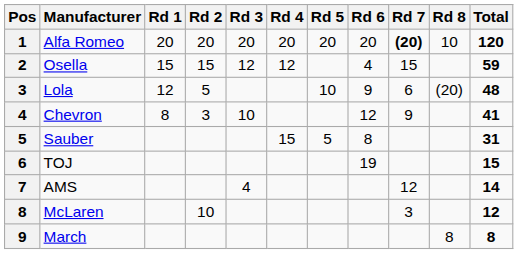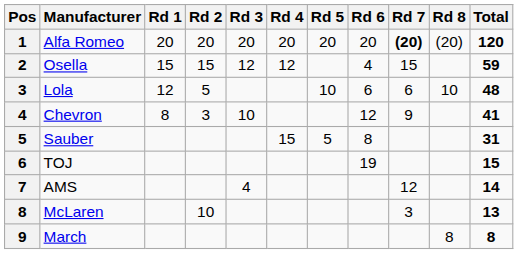(449, 41) 10 -> (449, 41) (20)
(368, 90) 9 -> (368, 90) 6
(449, 90) (20) -> (449, 90) 10
(491, 212) 12 -> (491, 212) 13
